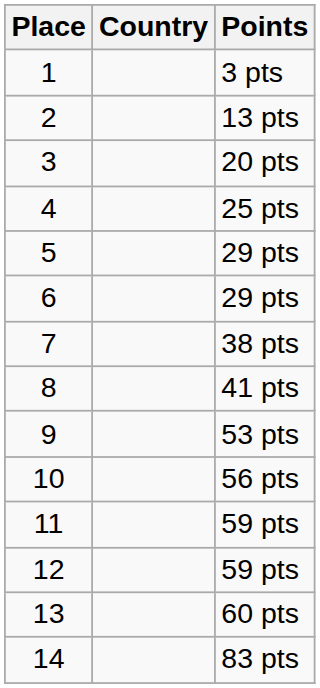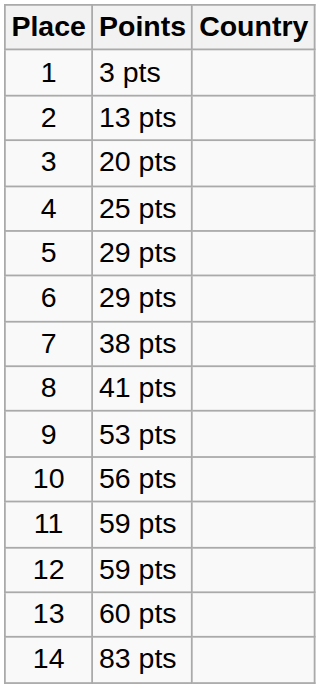columns swapped: (154, 27) <-> (265, 27)
